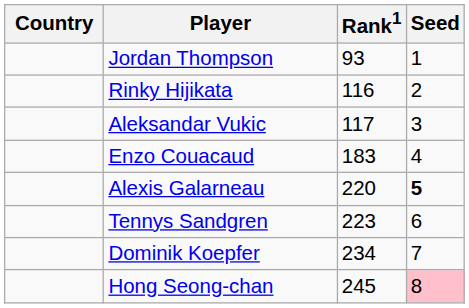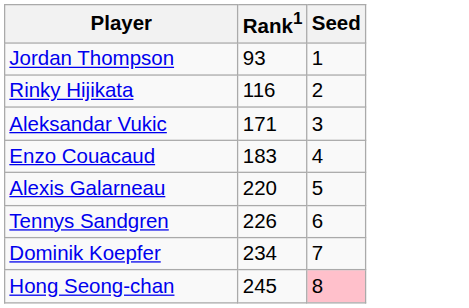- column: (54, 23)
(358, 123) 117 -> (260, 123) 171
(417, 188) bold -> (318, 188) normal
(359, 221) 223 -> (260, 221) 226
